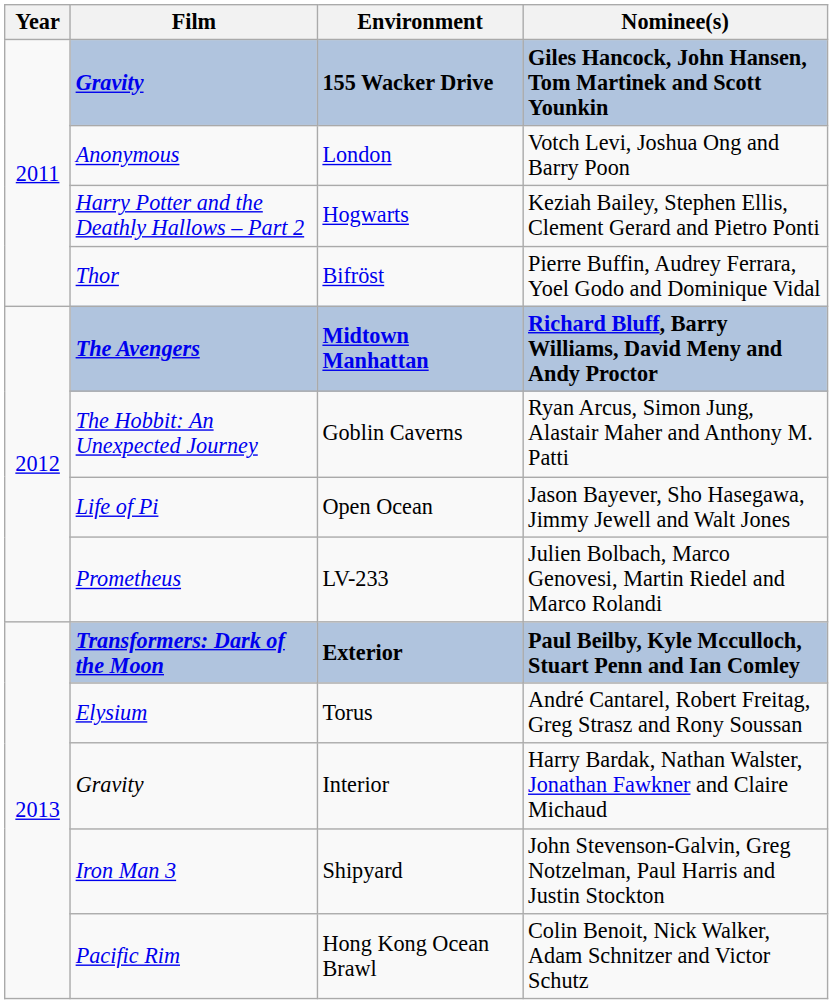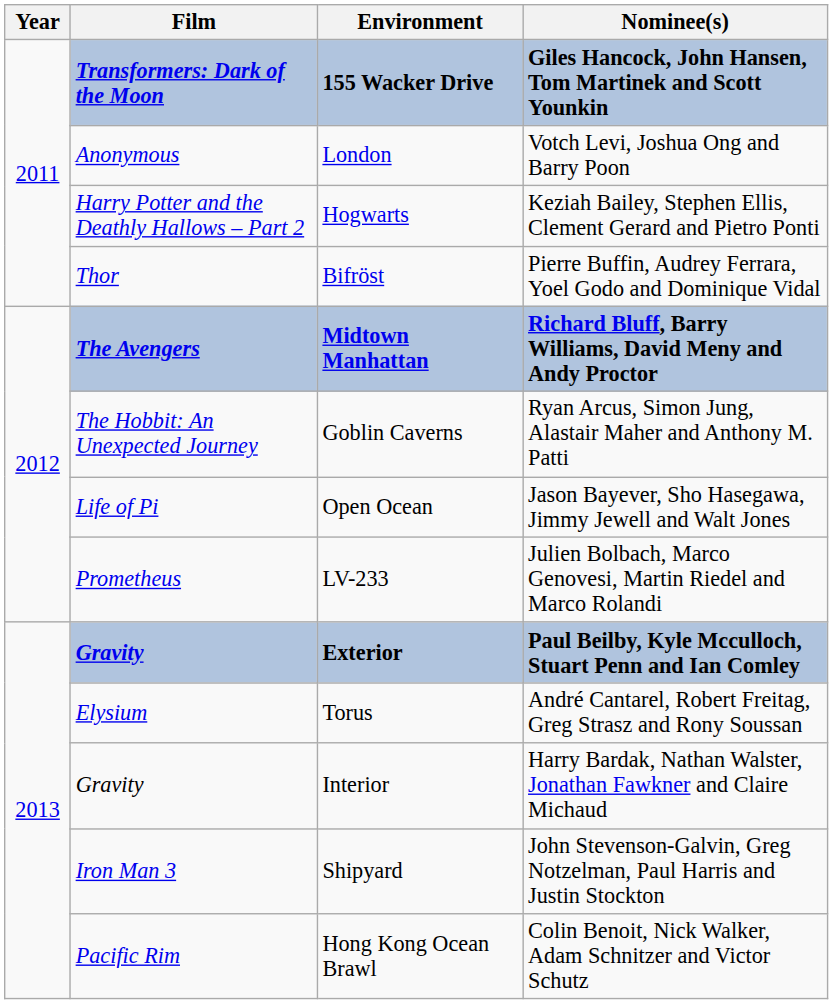(110, 82) Gravity -> (180, 82) Transformers: Dark of the Moon
(180, 652) Transformers: Dark of the Moon -> (110, 652) Gravity
